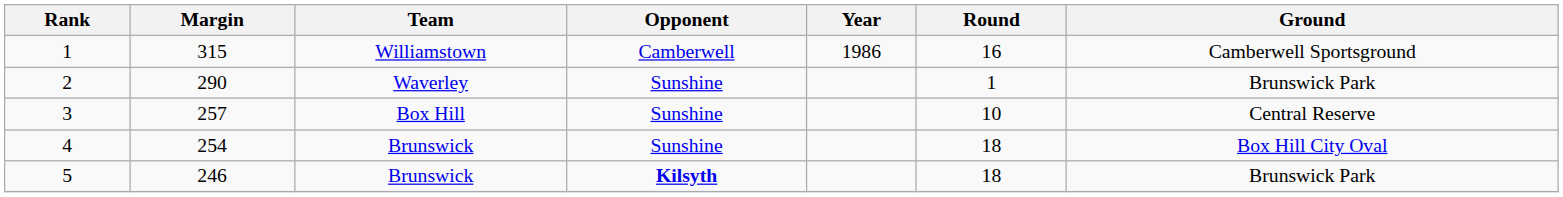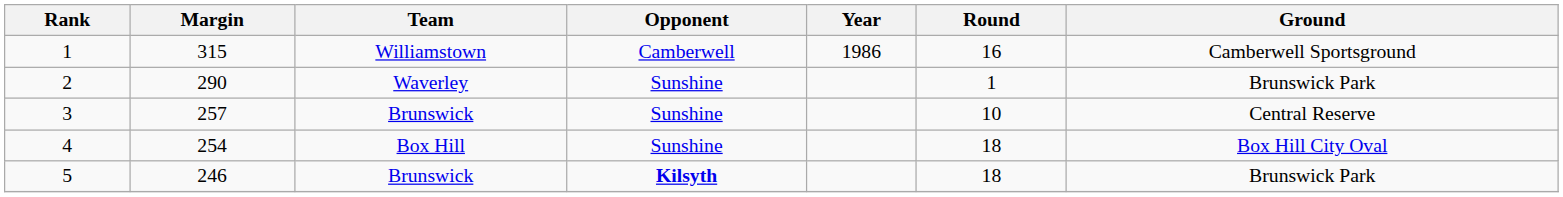(431, 113) Box Hill -> (431, 113) Brunswick
(431, 144) Brunswick -> (431, 144) Box Hill
